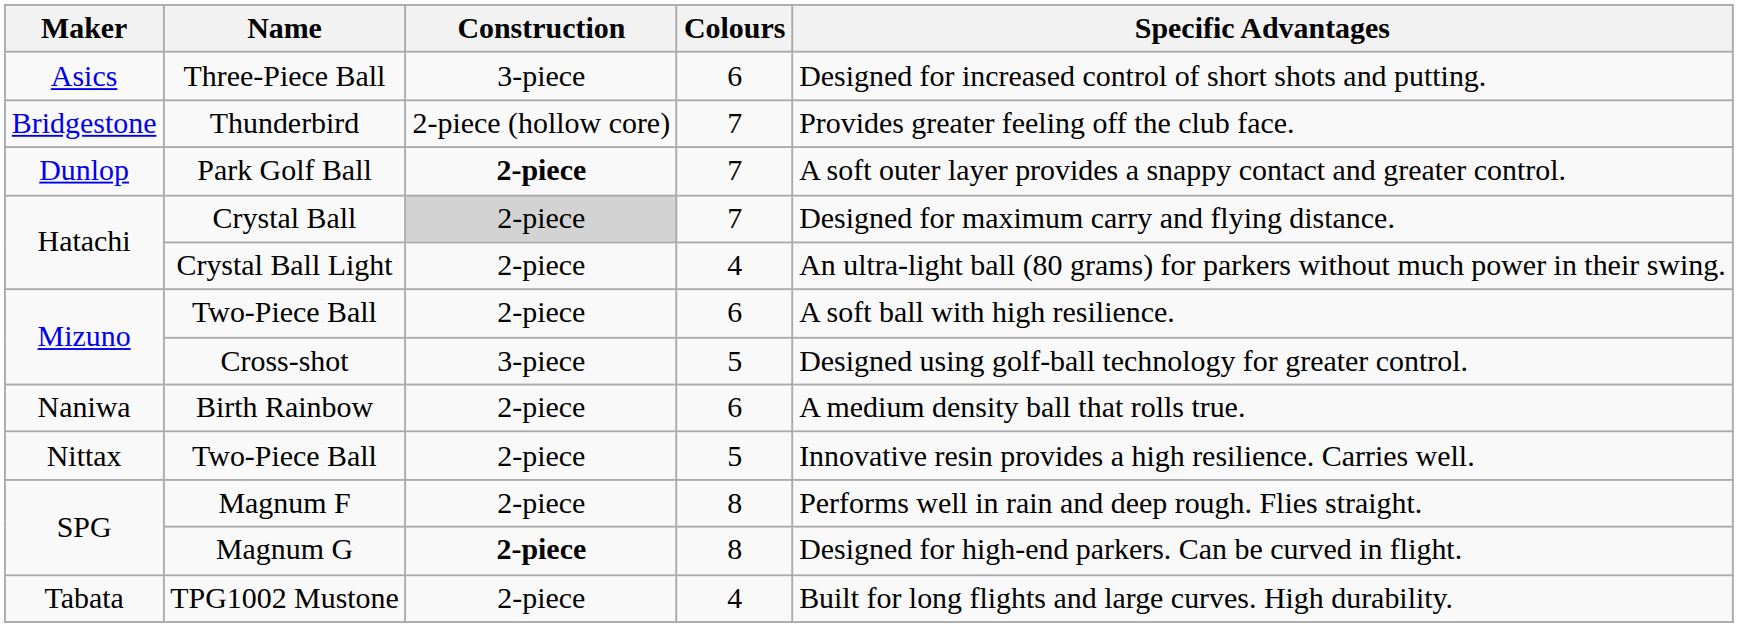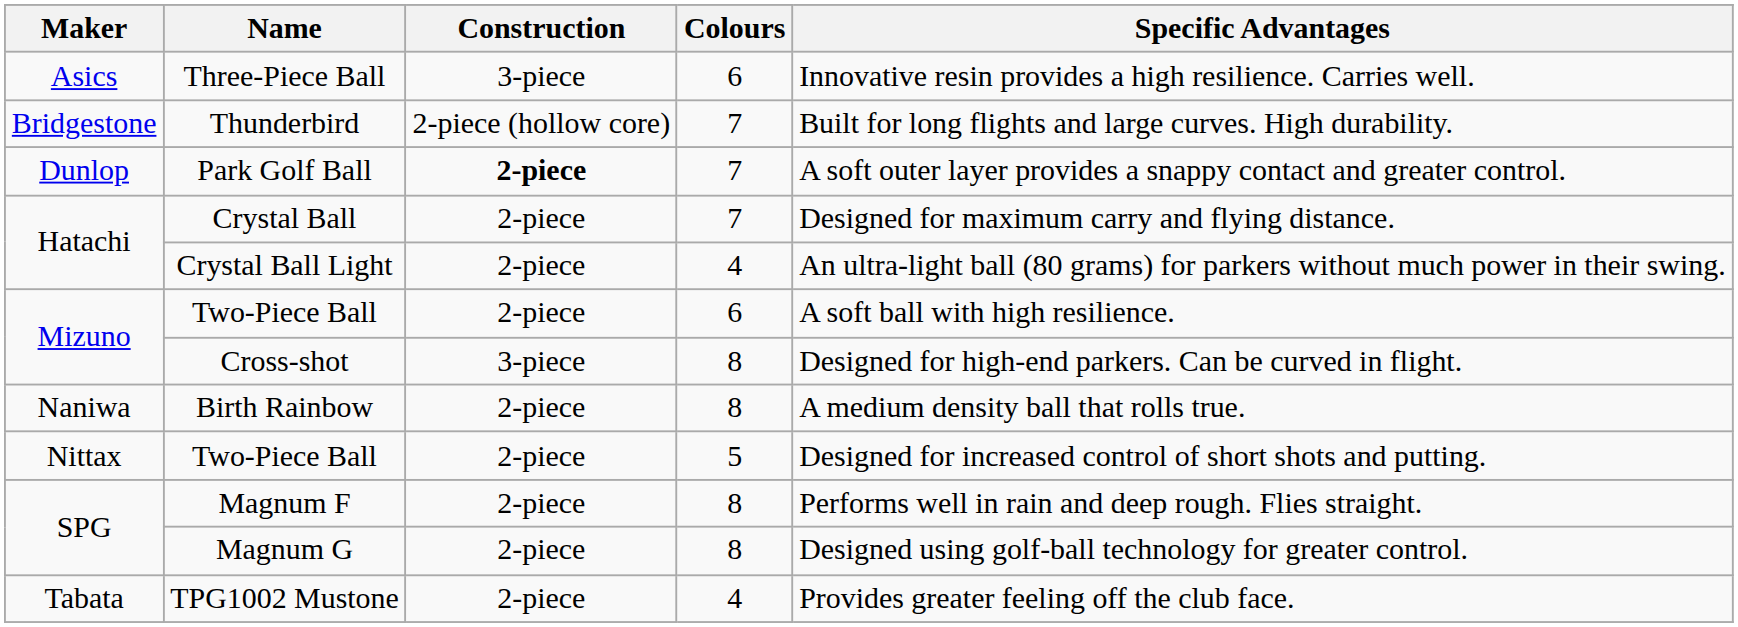(1143, 75) Designed for increased control of short shots and putting. -> (1137, 75) Innovative resin provides a high resilience. Carries well.
(1047, 123) Provides greater feeling off the club face. -> (1126, 123) Built for long flights and large curves. High durability.
(541, 218) lightgrey background -> (541, 218) no background
(735, 360) 5 -> (735, 360) 8
(1134, 360) Designed using golf-ball technology for greater control. -> (1131, 360) Designed for high-end parkers. Can be curved in flight.
(735, 407) 6 -> (735, 407) 8
(1137, 455) Innovative resin provides a high resilience. Carries well. -> (1143, 455) Designed for increased control of short shots and putting.
(541, 550) bold -> (541, 550) normal
(1131, 550) Designed for high-end parkers. Can be curved in flight. -> (1134, 550) Designed using golf-ball technology for greater control.
(1126, 597) Built for long flights and large curves. High durability. -> (1047, 597) Provides greater feeling off the club face.
